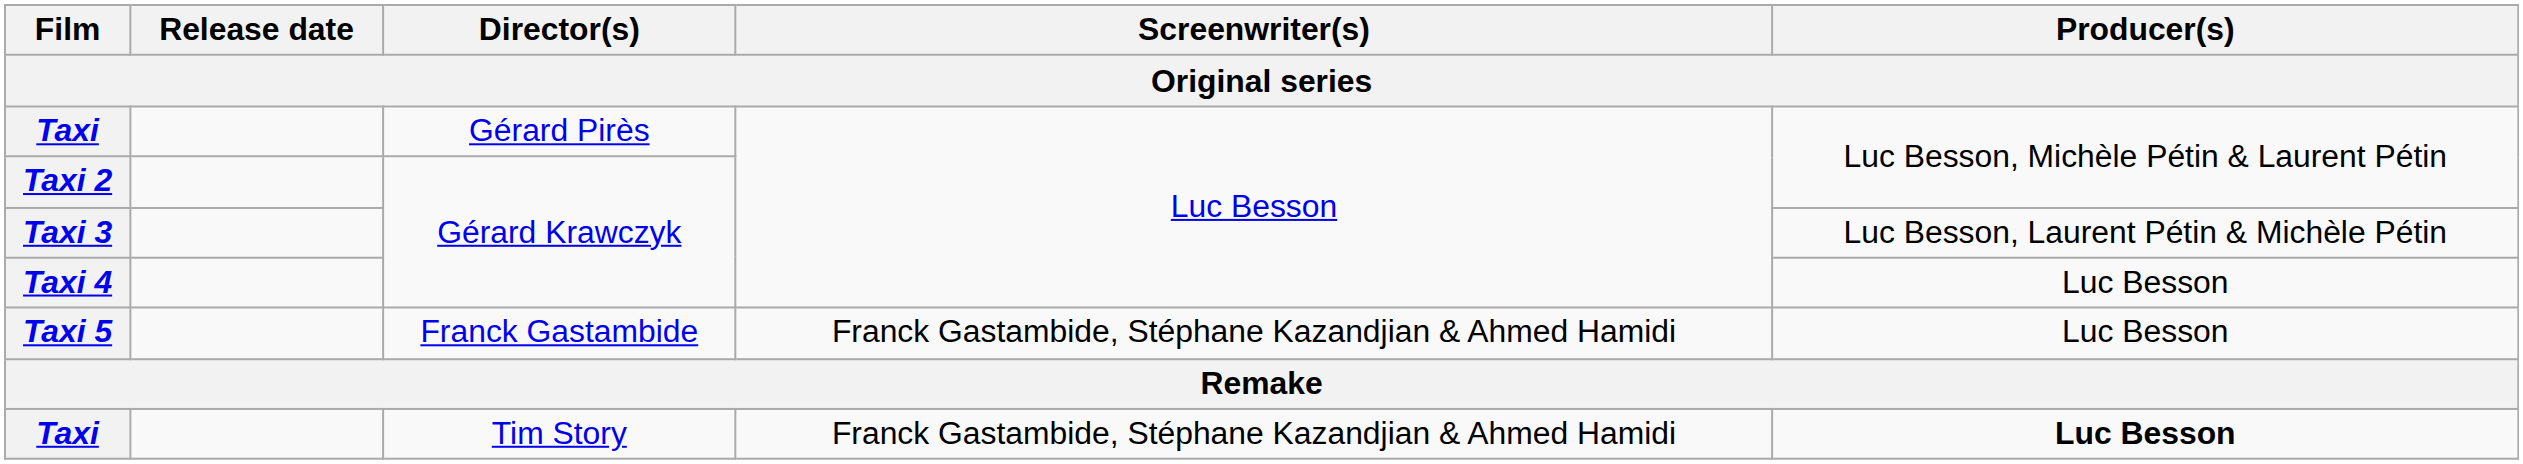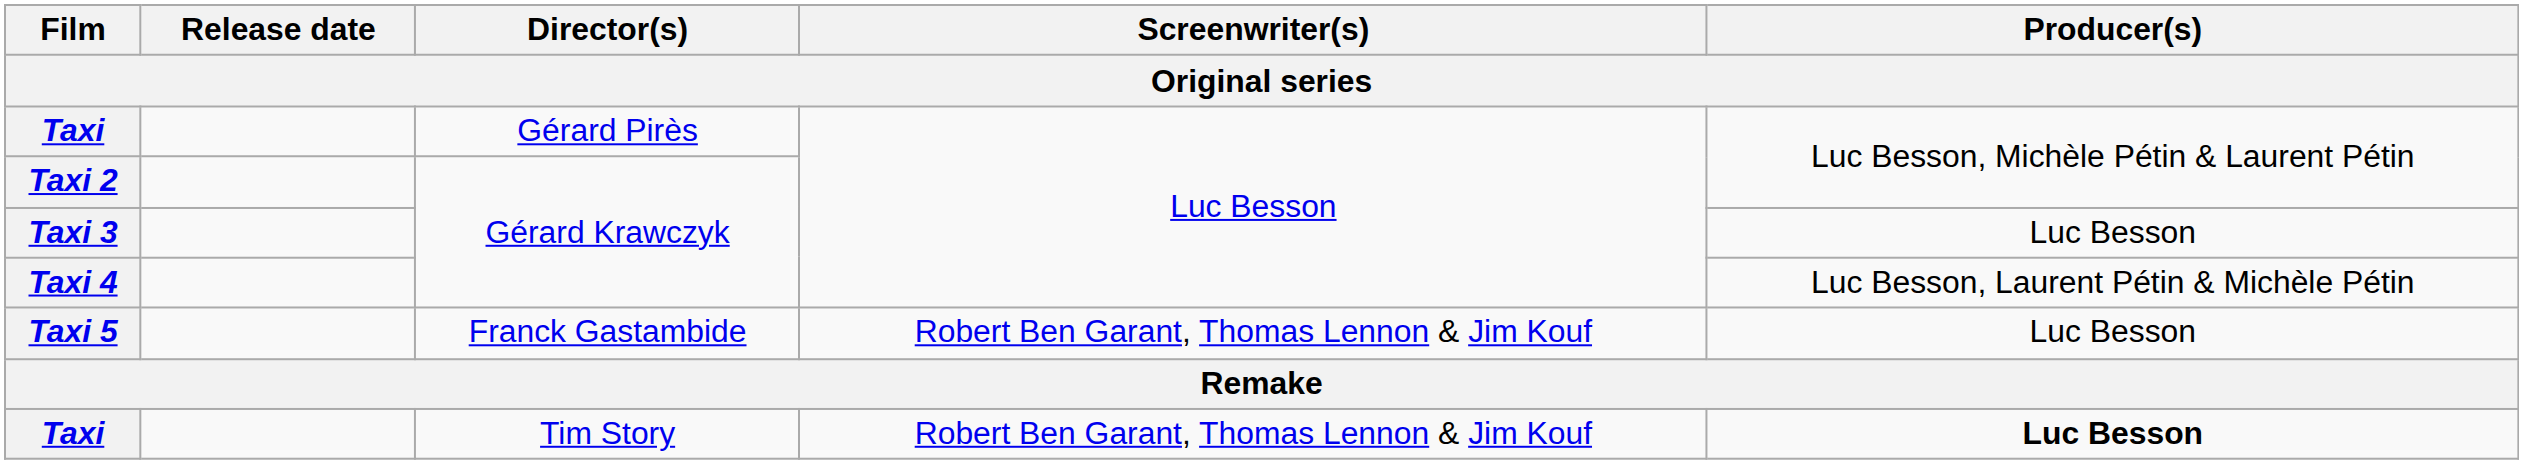(2145, 231) Luc Besson, Laurent Pétin & Michèle Pétin -> (2113, 231) Luc Besson
(2145, 282) Luc Besson -> (2113, 282) Luc Besson, Laurent Pétin & Michèle Pétin
(1254, 332) Franck Gastambide, Stéphane Kazandjian & Ahmed Hamidi -> (1253, 332) Robert Ben Garant, Thomas Lennon & Jim Kouf
(1254, 433) Franck Gastambide, Stéphane Kazandjian & Ahmed Hamidi -> (1253, 433) Robert Ben Garant, Thomas Lennon & Jim Kouf
